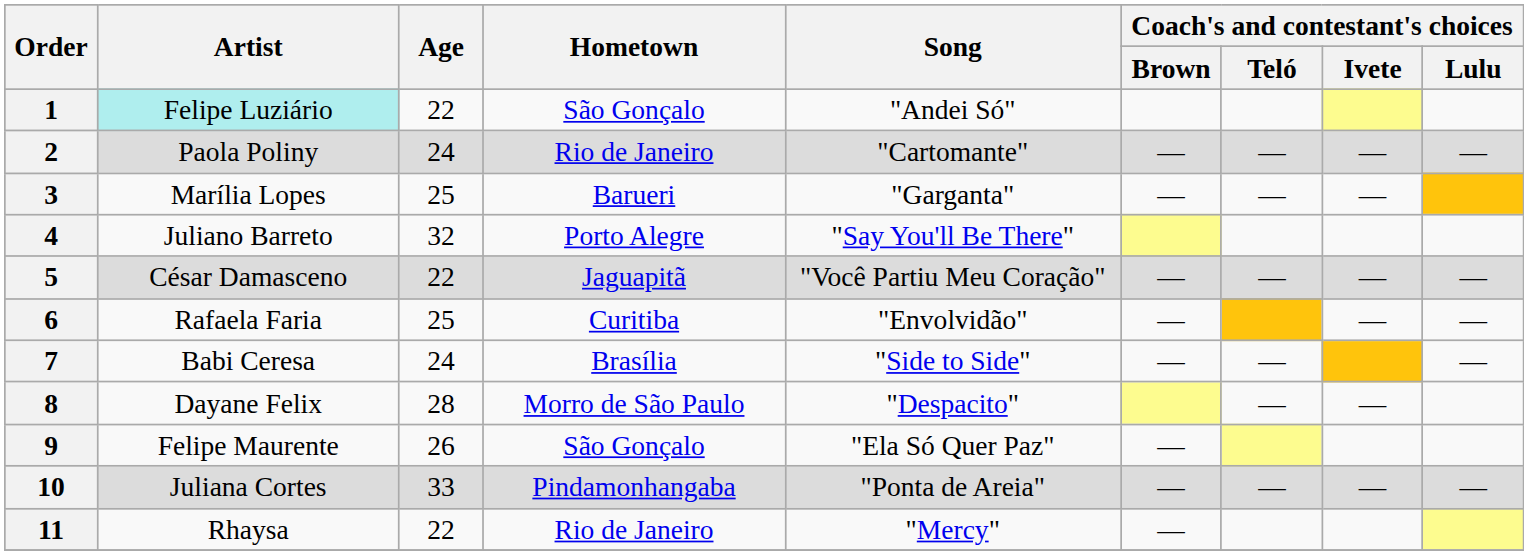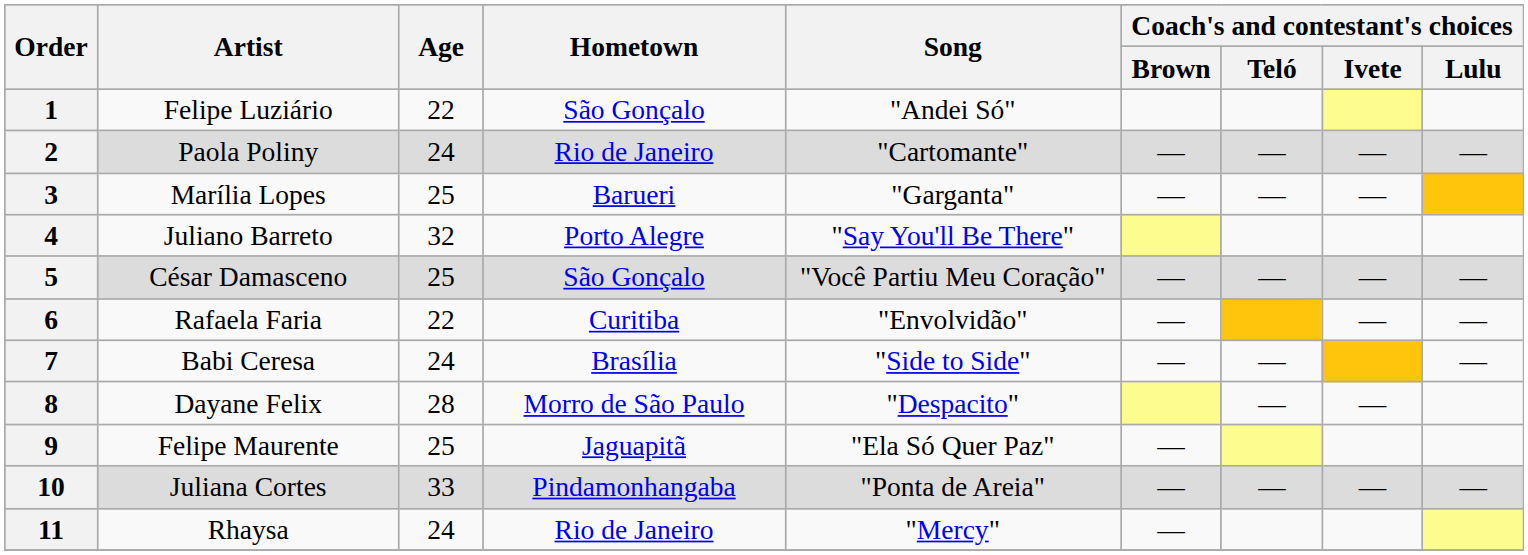(248, 110) paleturquoise background -> (248, 110) no background
(441, 277) 22 -> (441, 277) 25
(634, 277) Jaguapitã -> (634, 277) São Gonçalo
(441, 319) 25 -> (441, 319) 22
(441, 445) 26 -> (441, 445) 25
(634, 445) São Gonçalo -> (634, 445) Jaguapitã
(441, 529) 22 -> (441, 529) 24
